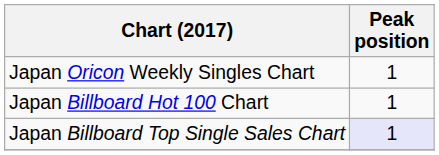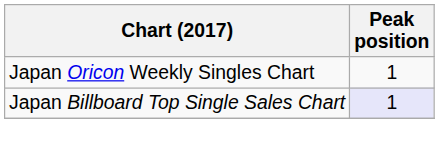- row: (139, 103)
